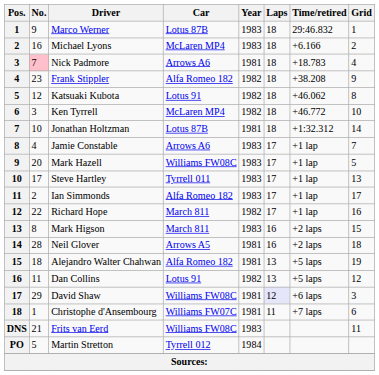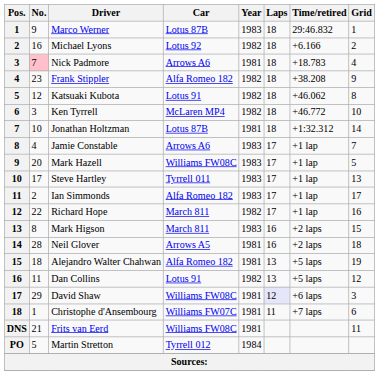(195, 46) McLaren MP4 -> (183, 46) Lotus 92
(251, 46) 1983 -> (251, 46) 1982
(251, 329) 1983 -> (251, 329) 1981
